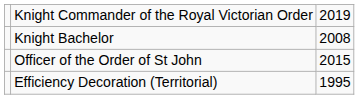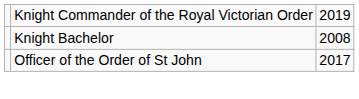(335, 60) 2015 -> (335, 60) 2017
- row: (116, 82)
